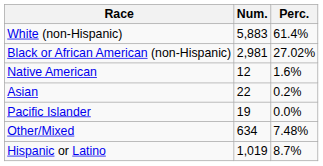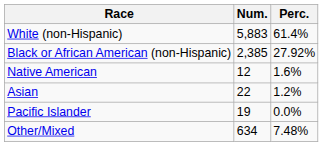(252, 53) 2,981 -> (252, 53) 2,385
(294, 53) 27.02% -> (294, 53) 27.92%
(287, 92) 0.2% -> (287, 92) 1.2%
- row: (57, 151)
